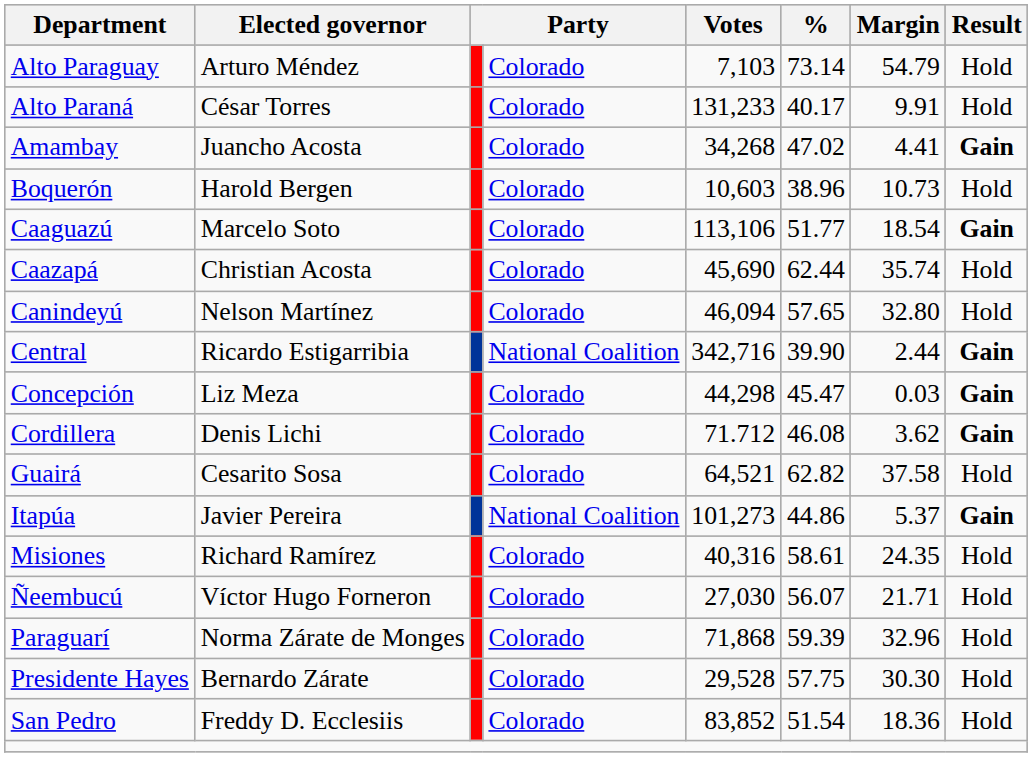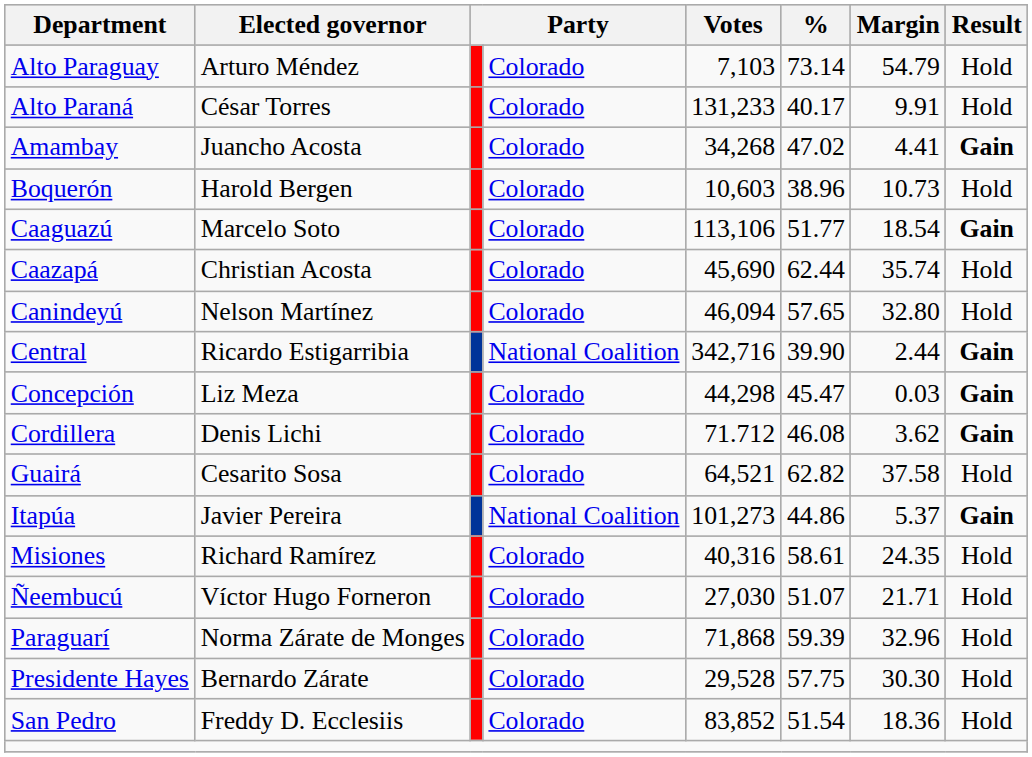(816, 596) 56.07 -> (816, 596) 51.07
